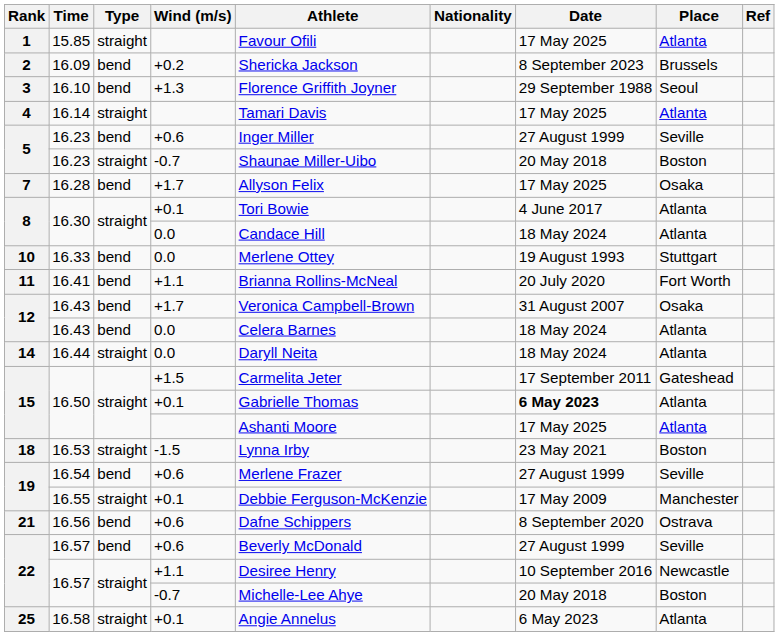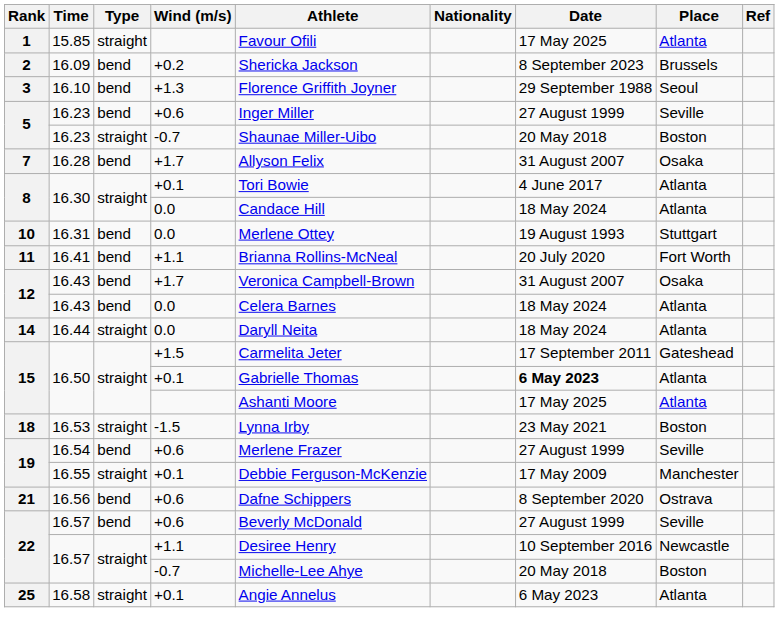- row: (27, 112)
(563, 185) 17 May 2025 -> (572, 161) 31 August 2007
(71, 257) 16.33 -> (71, 233) 16.31
